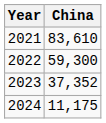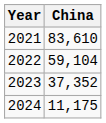(73, 61) 59,300 -> (73, 61) 59,104
